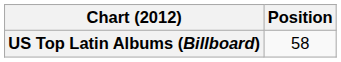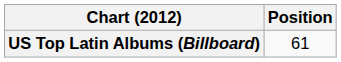(300, 43) 58 -> (300, 43) 61
